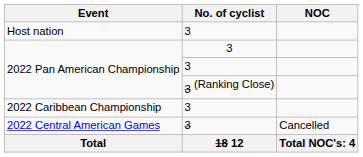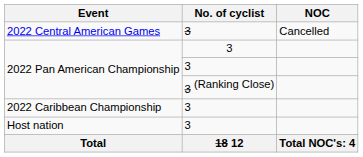rows swapped: (35, 31) <-> (84, 125)
